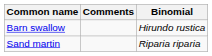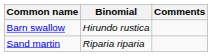columns swapped: (172, 12) <-> (108, 12)
